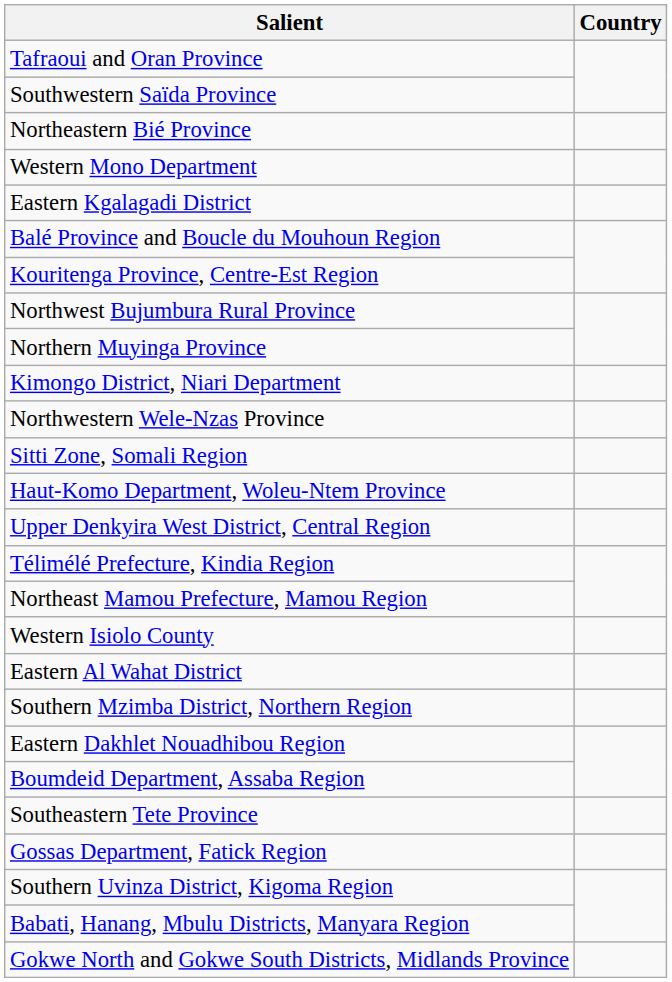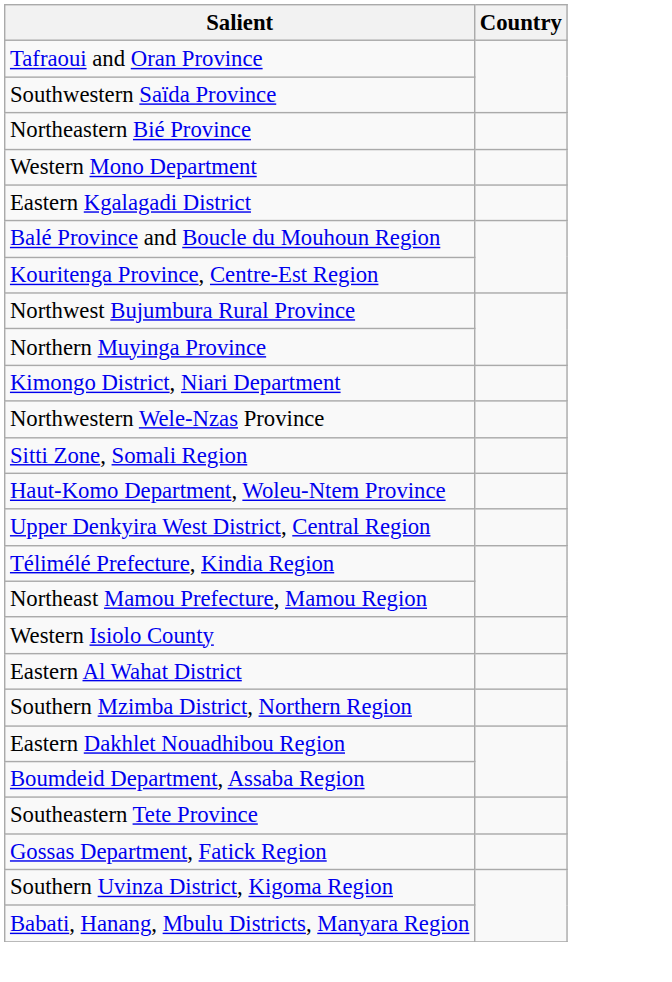- row: (290, 959)
